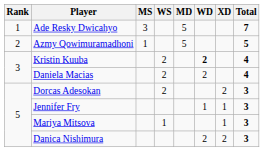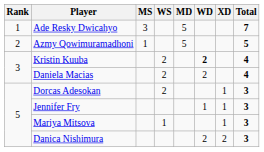(224, 91) 2 -> (224, 91) 1
